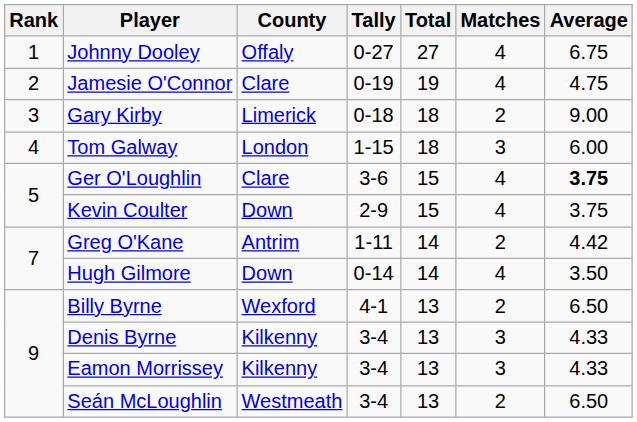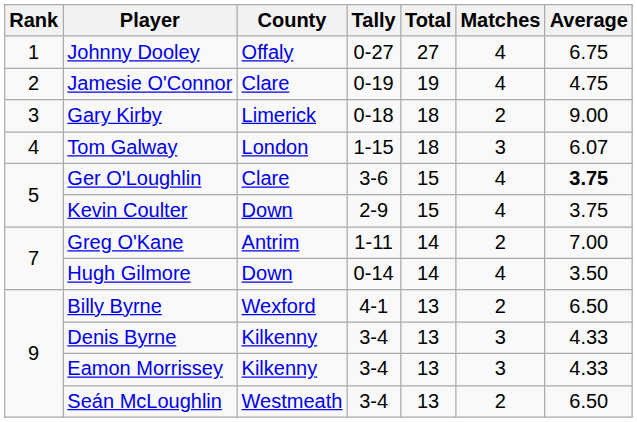(589, 147) 6.00 -> (589, 147) 6.07
(589, 242) 4.42 -> (589, 242) 7.00
